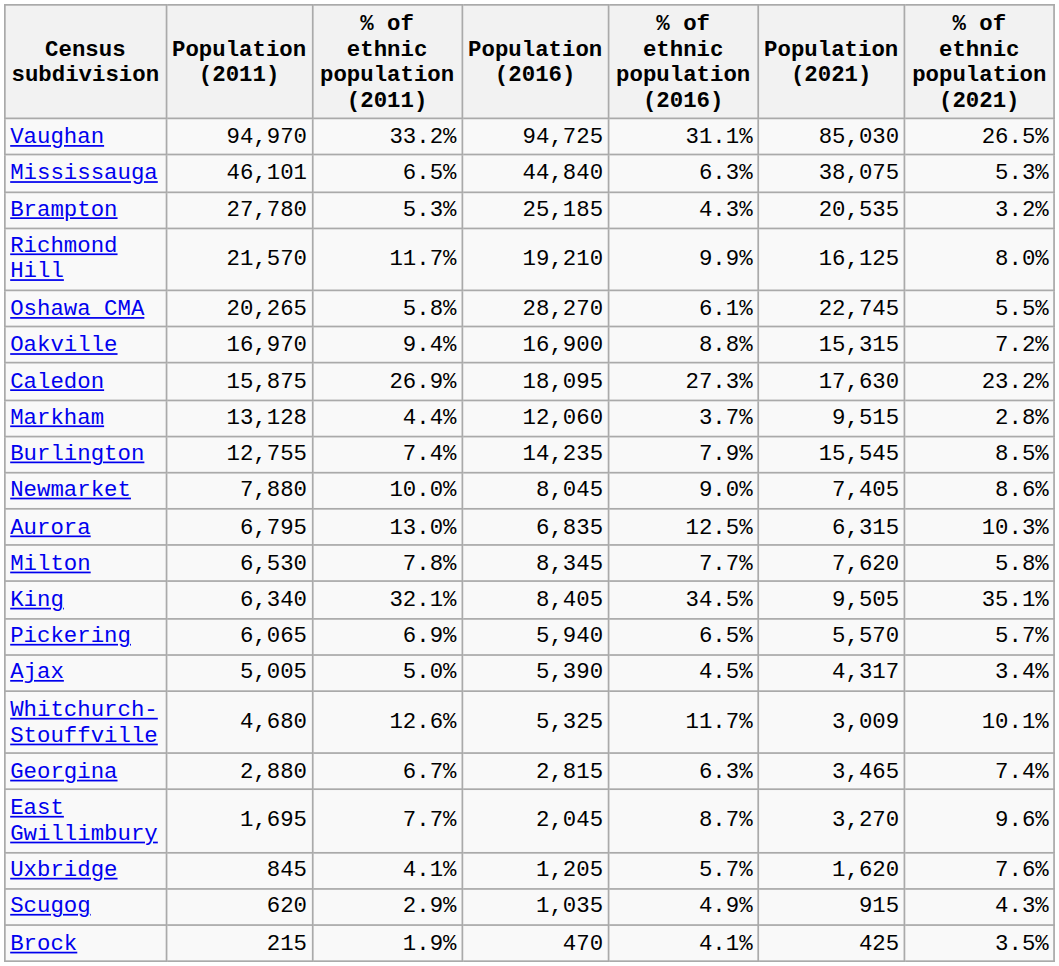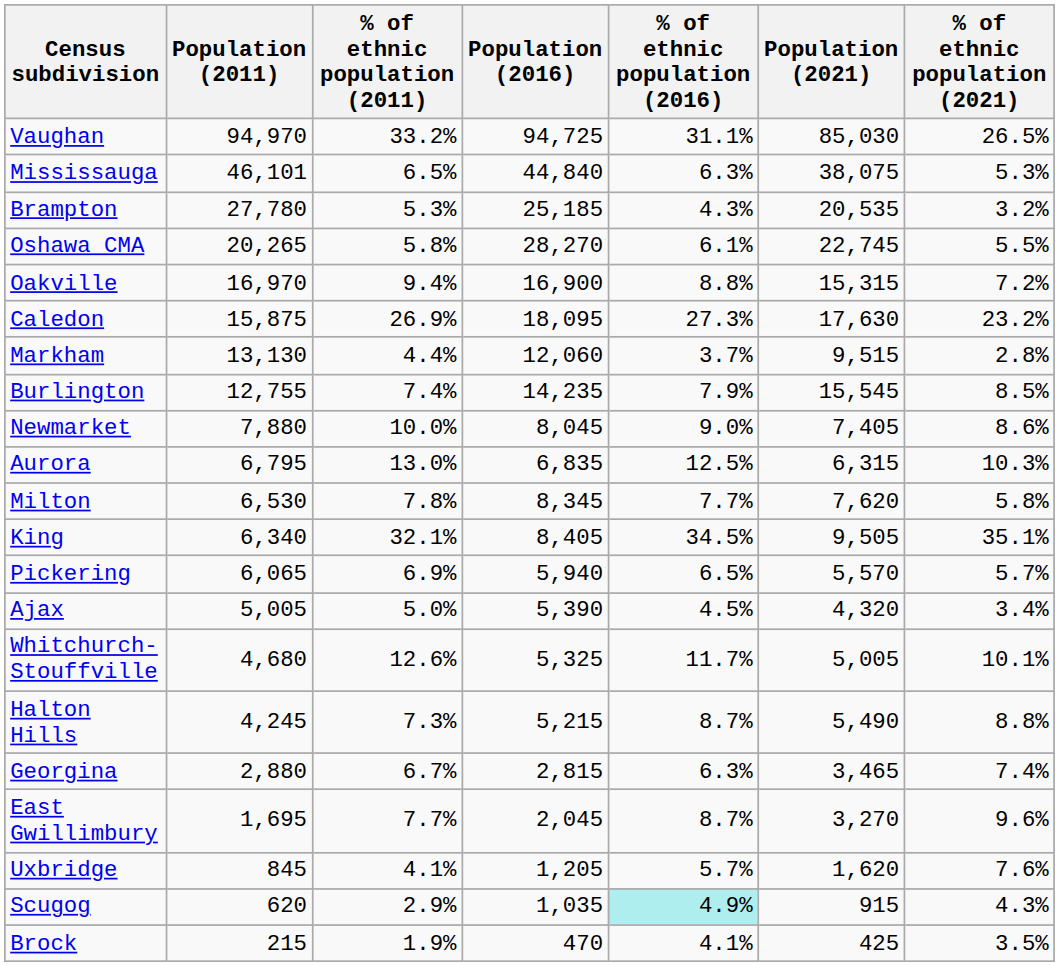- row: (64, 259)
(267, 418) 13,128 -> (267, 356) 13,130
(866, 673) 4,317 -> (866, 611) 4,320
(866, 722) 3,009 -> (866, 660) 5,005
+ row: (50, 722)
(726, 907) no background -> (726, 907) paleturquoise background
